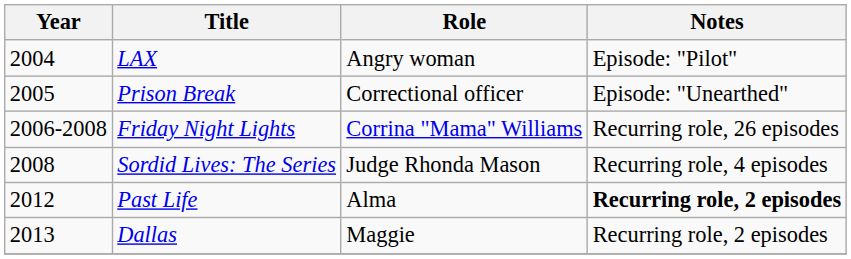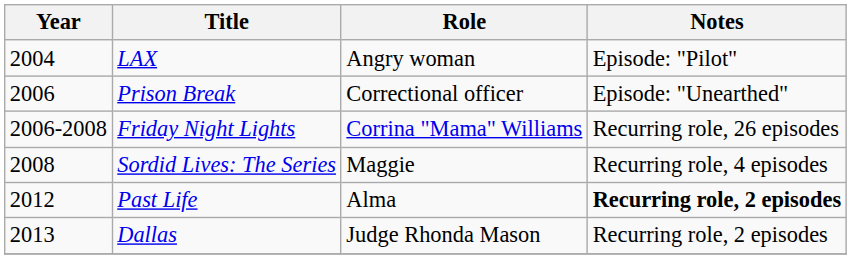(32, 93) 2005 -> (32, 93) 2006
(443, 164) Judge Rhonda Mason -> (381, 164) Maggie
(381, 235) Maggie -> (443, 235) Judge Rhonda Mason
